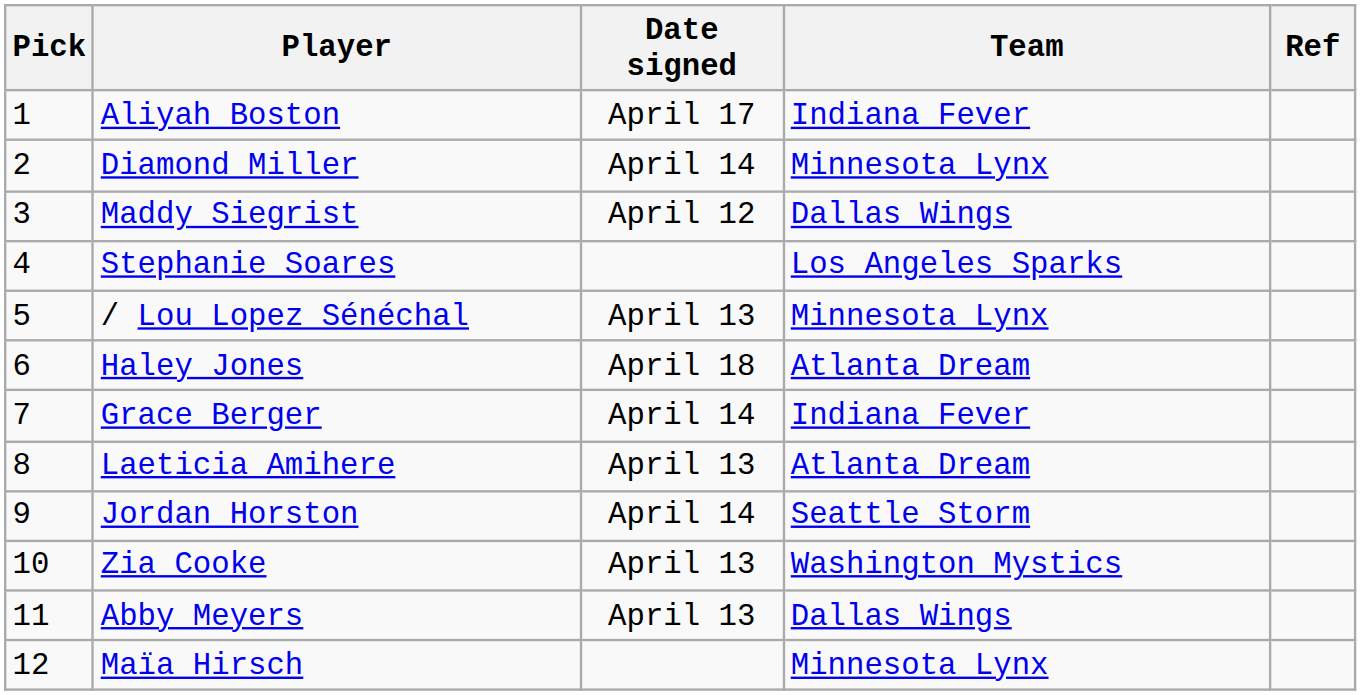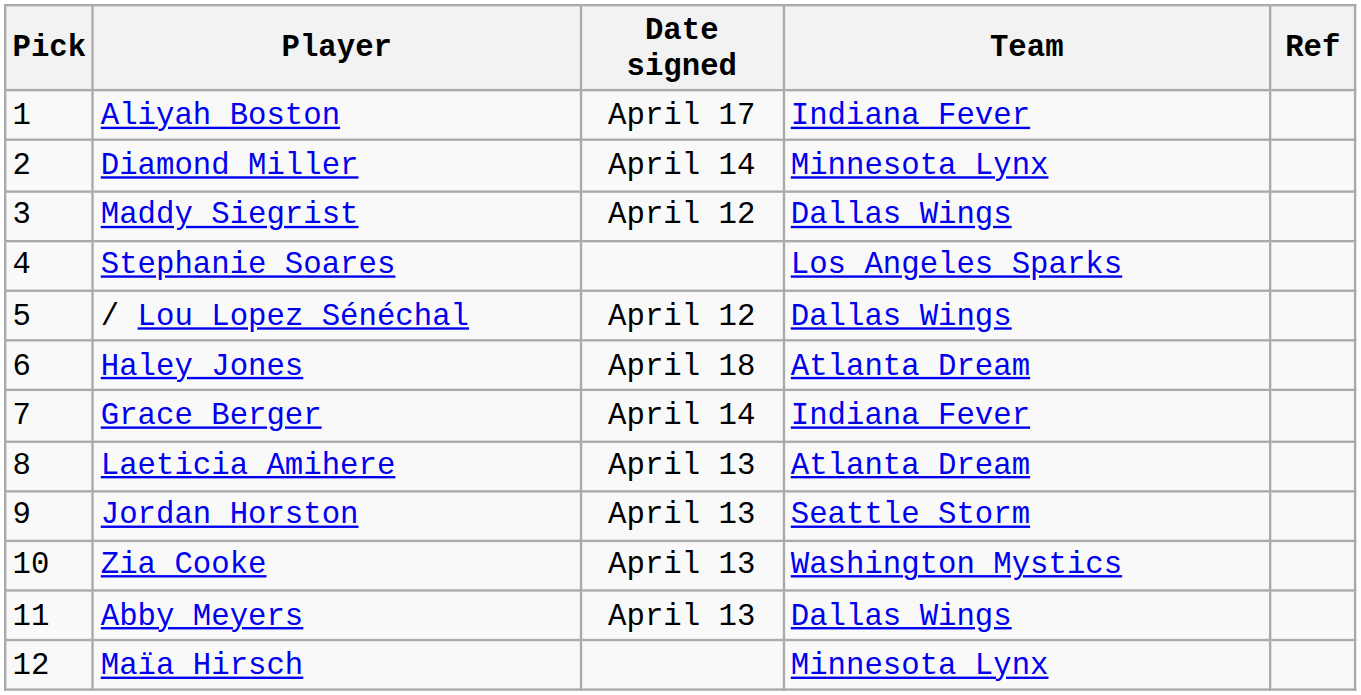(682, 316) April 13 -> (682, 316) April 12
(920, 316) Minnesota Lynx -> (901, 316) Dallas Wings
(682, 516) April 14 -> (682, 516) April 13
